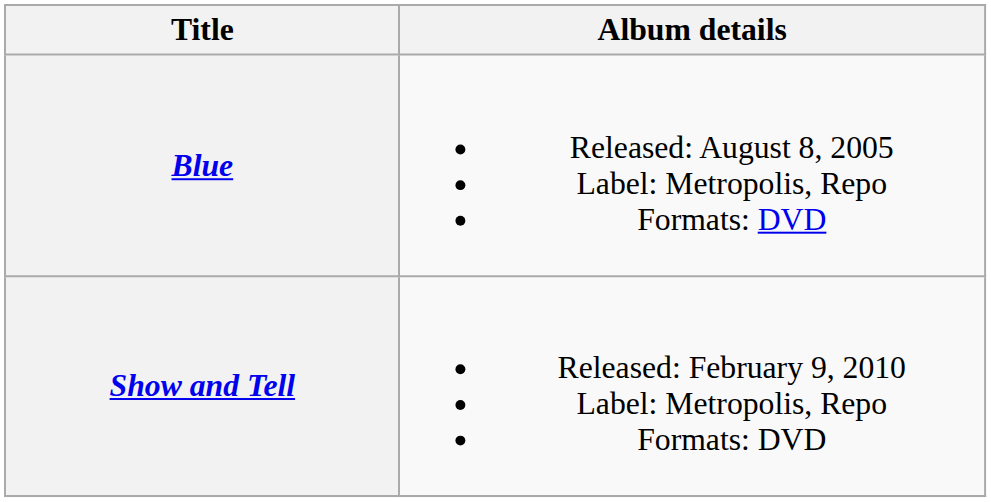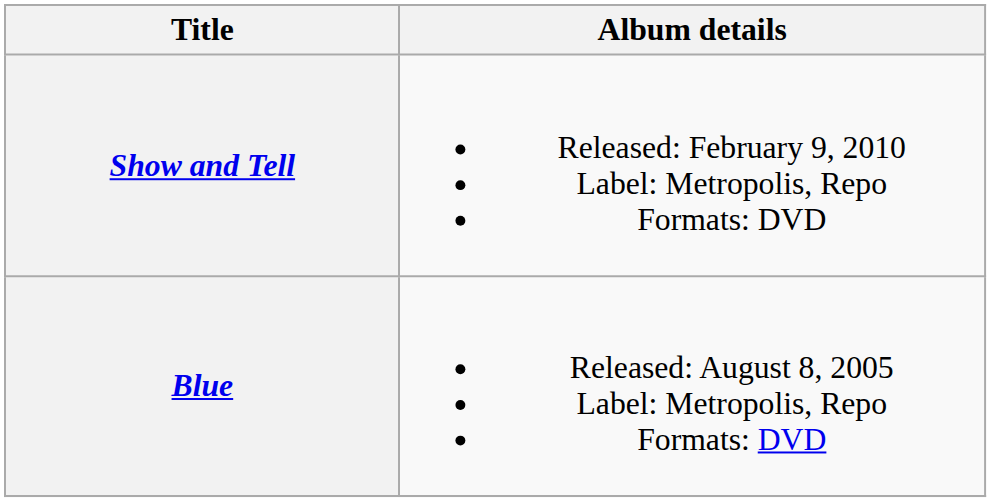rows swapped: (202, 165) <-> (202, 385)
